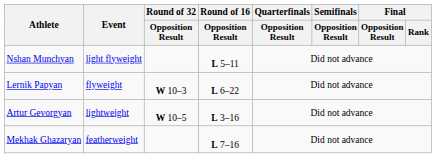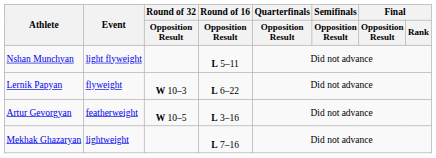(107, 113) lightweight -> (112, 113) featherweight
(112, 140) featherweight -> (107, 140) lightweight
